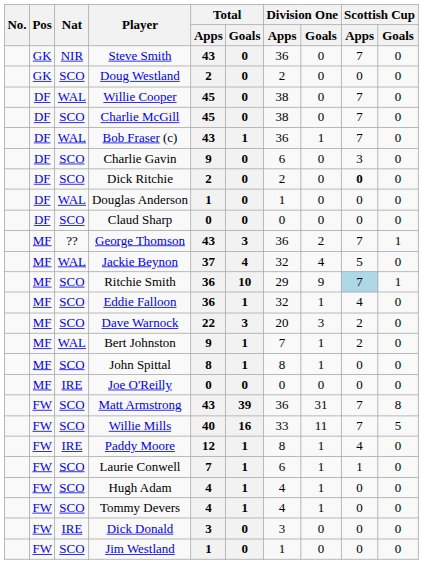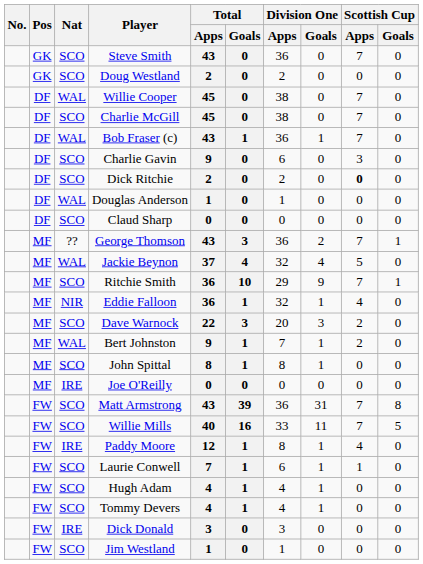(72, 55) NIR -> (72, 55) SCO
(360, 281) lightblue background -> (360, 281) no background
(72, 302) SCO -> (72, 302) NIR
